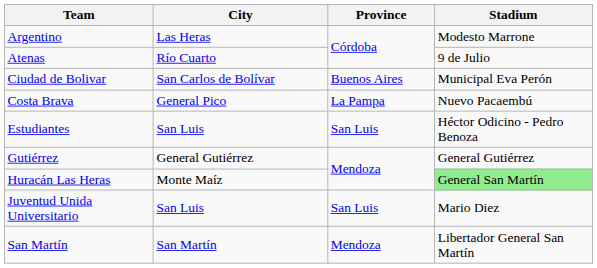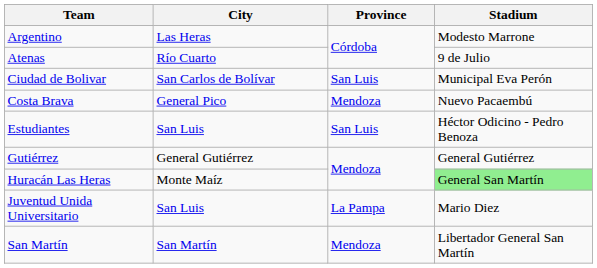(367, 79) Buenos Aires -> (354, 79) San Luis
(358, 100) La Pampa -> (356, 100) Mendoza
(354, 208) San Luis -> (358, 208) La Pampa
